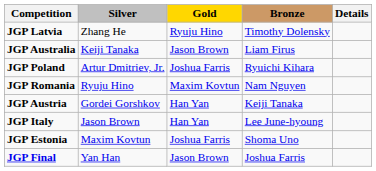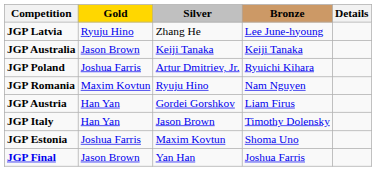columns swapped: (205, 13) <-> (123, 13)
(287, 31) Timothy Dolensky -> (284, 31) Lee June-hyoung
(270, 49) Liam Firus -> (274, 49) Keiji Tanaka
(274, 103) Keiji Tanaka -> (270, 103) Liam Firus
(284, 121) Lee June-hyoung -> (287, 121) Timothy Dolensky
